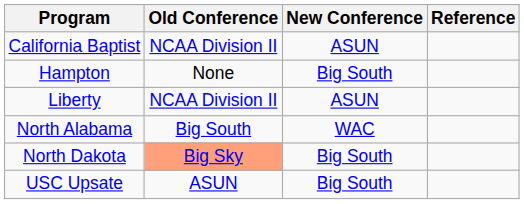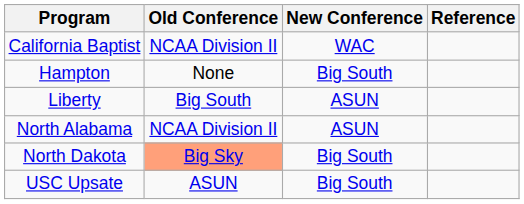(355, 45) ASUN -> (355, 45) WAC
(213, 101) NCAA Division II -> (213, 101) Big South
(213, 128) Big South -> (213, 128) NCAA Division II
(355, 128) WAC -> (355, 128) ASUN
